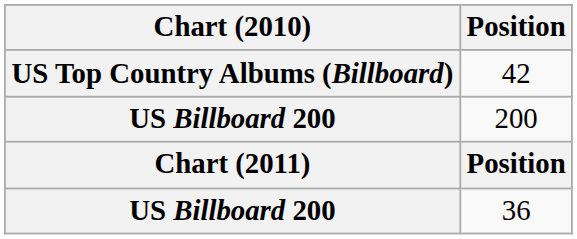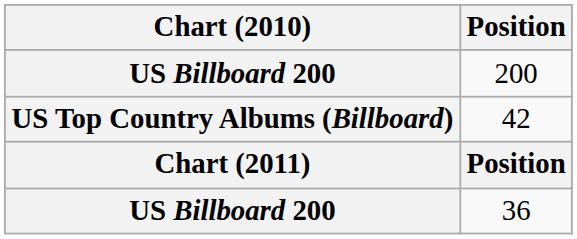rows swapped: (516, 118) <-> (516, 73)
